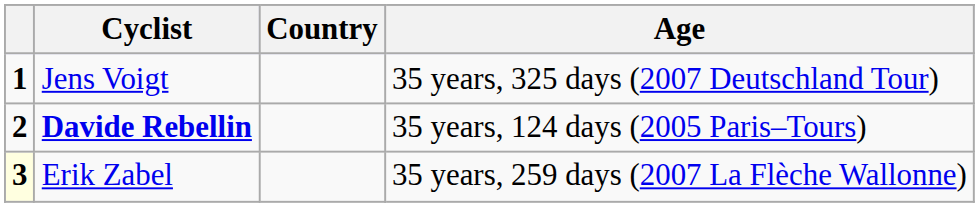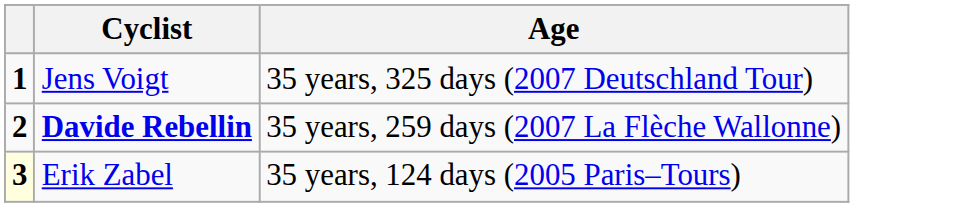- column: (322, 28)
(629, 126) 35 years, 124 days (2005 Paris–Tours) -> (554, 126) 35 years, 259 days (2007 La Flèche Wallonne)
(679, 175) 35 years, 259 days (2007 La Flèche Wallonne) -> (504, 175) 35 years, 124 days (2005 Paris–Tours)
